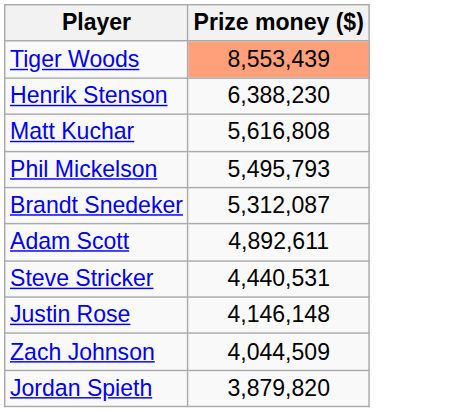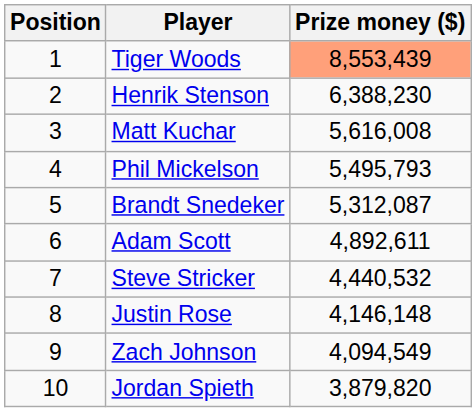+ column: (55, 22)
(279, 132) 5,616,808 -> (380, 132) 5,616,008
(279, 278) 4,440,531 -> (380, 278) 4,440,532
(279, 351) 4,044,509 -> (380, 351) 4,094,549
